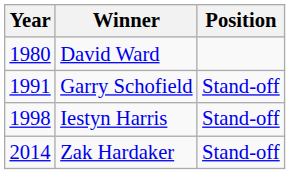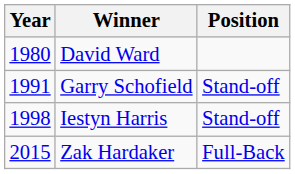(30, 151) 2014 -> (30, 151) 2015
(241, 151) Stand-off -> (243, 151) Full-Back
